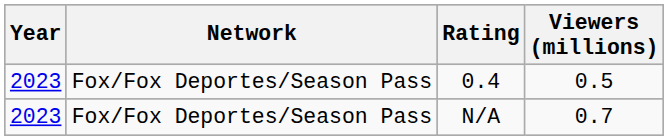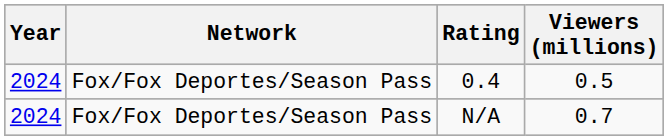(36, 82) 2023 -> (36, 82) 2024
(36, 117) 2023 -> (36, 117) 2024
